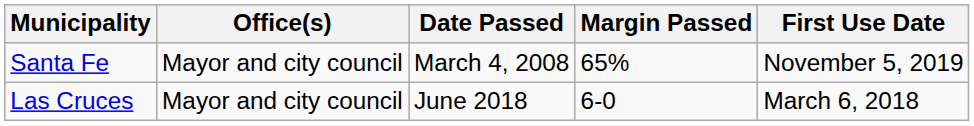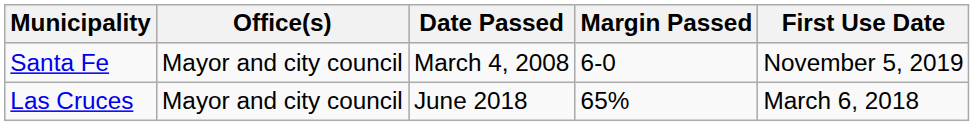(605, 62) 65% -> (598, 62) 6-0
(598, 100) 6-0 -> (605, 100) 65%
